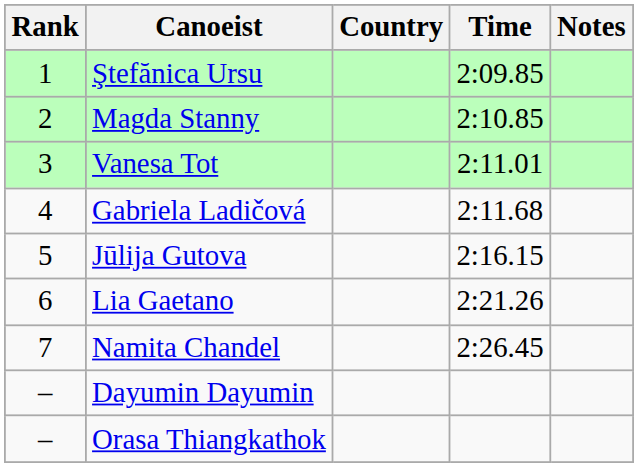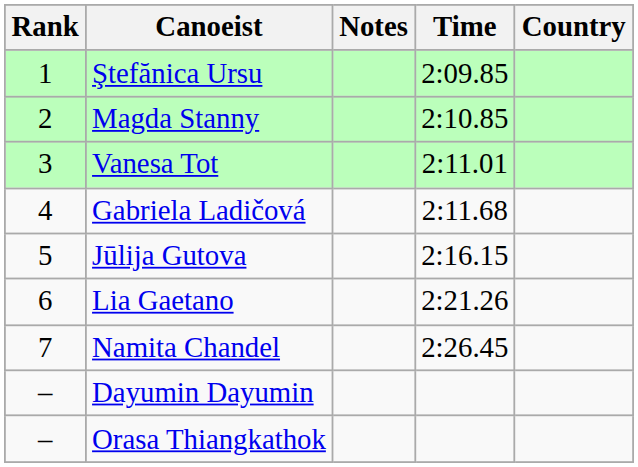columns swapped: (391, 27) <-> (591, 27)
